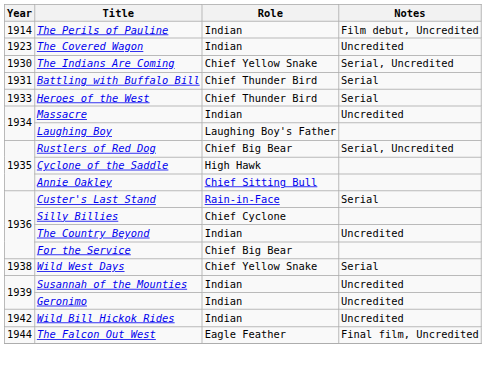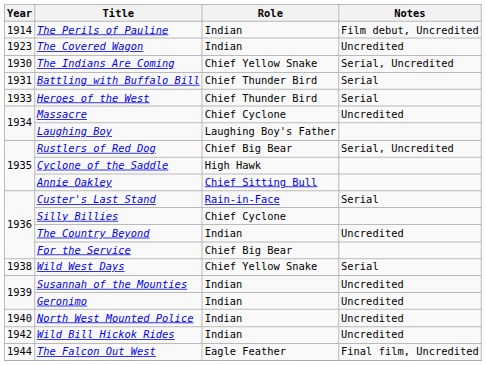(223, 115) Indian -> (245, 115) Chief Cyclone
+ row: (115, 318)
